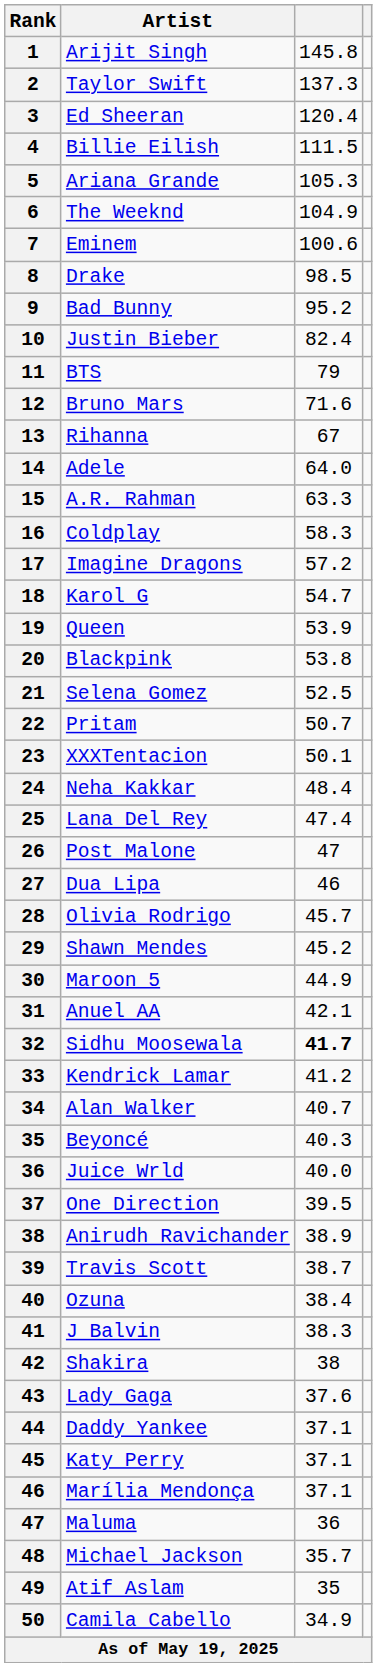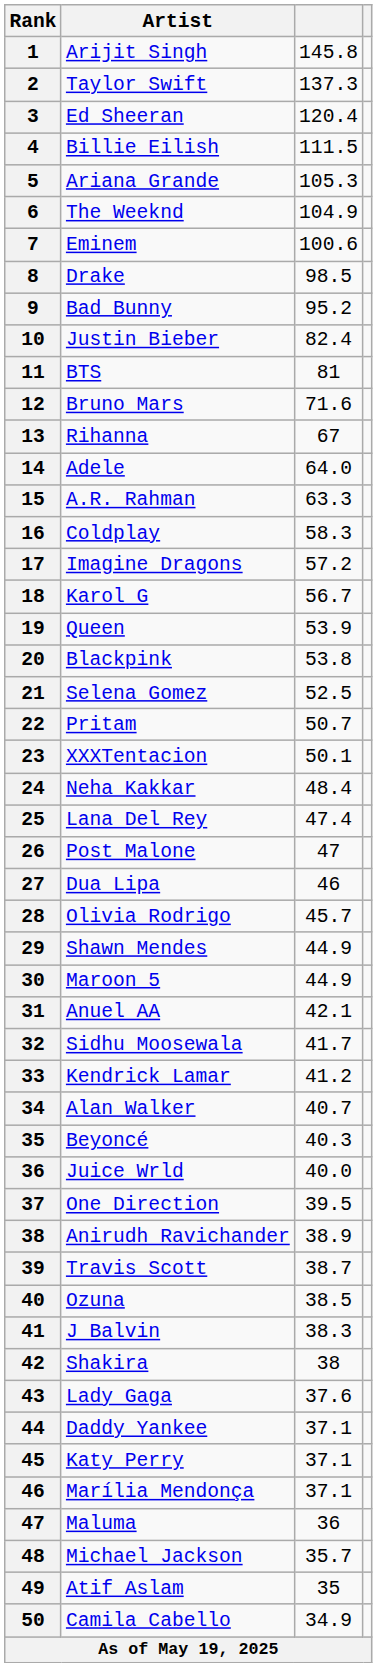(329, 373) 79 -> (329, 373) 81
(329, 597) 54.7 -> (329, 597) 56.7
(329, 949) 45.2 -> (329, 949) 44.9
(329, 1045) bold -> (329, 1045) normal
(329, 1300) 38.4 -> (329, 1300) 38.5
